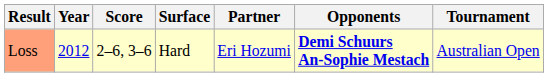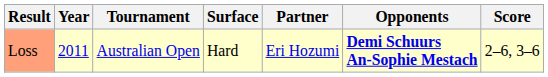columns swapped: (488, 16) <-> (124, 16)
(74, 50) 2012 -> (73, 50) 2011
